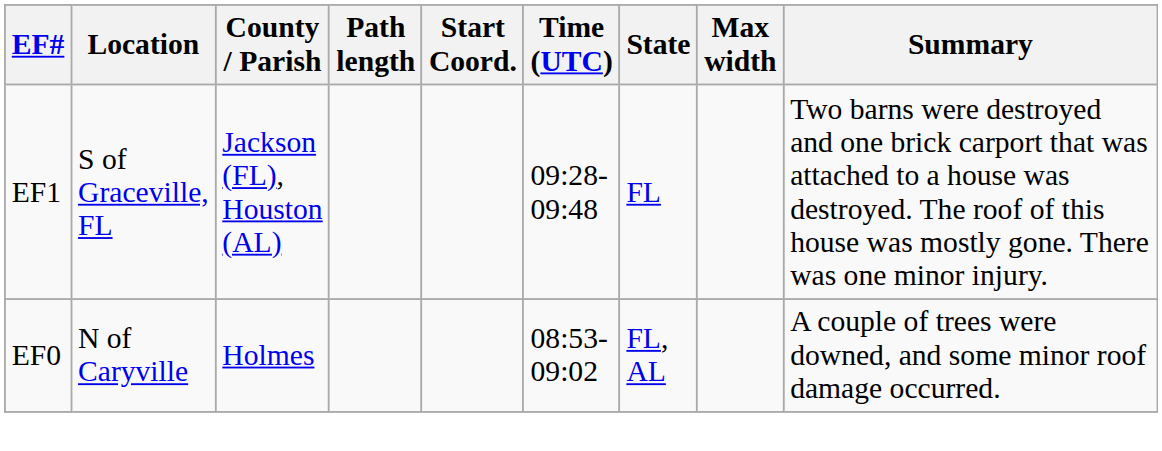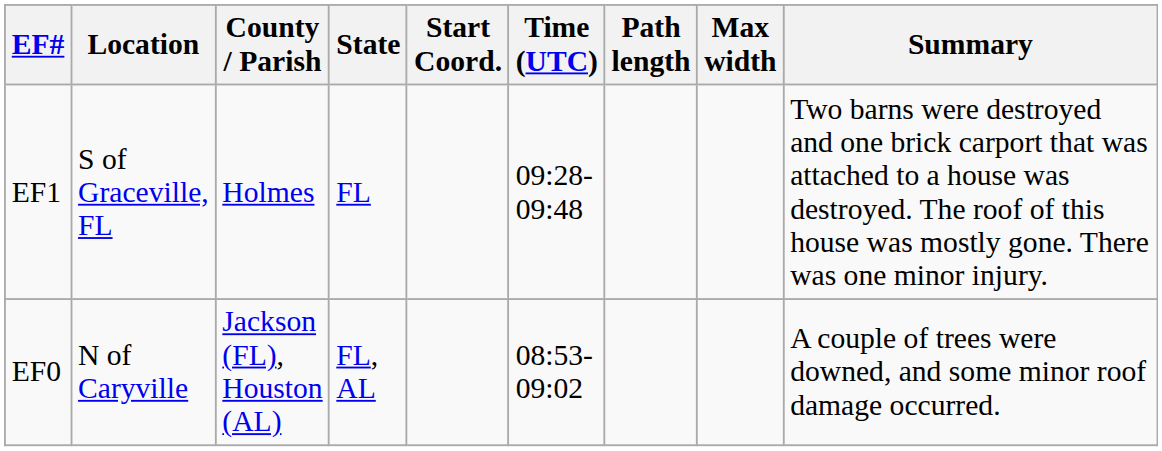columns swapped: (658, 44) <-> (376, 44)
(272, 191) Jackson (FL), Houston (AL) -> (268, 191) Holmes
(268, 354) Holmes -> (272, 371) Jackson (FL), Houston (AL)
